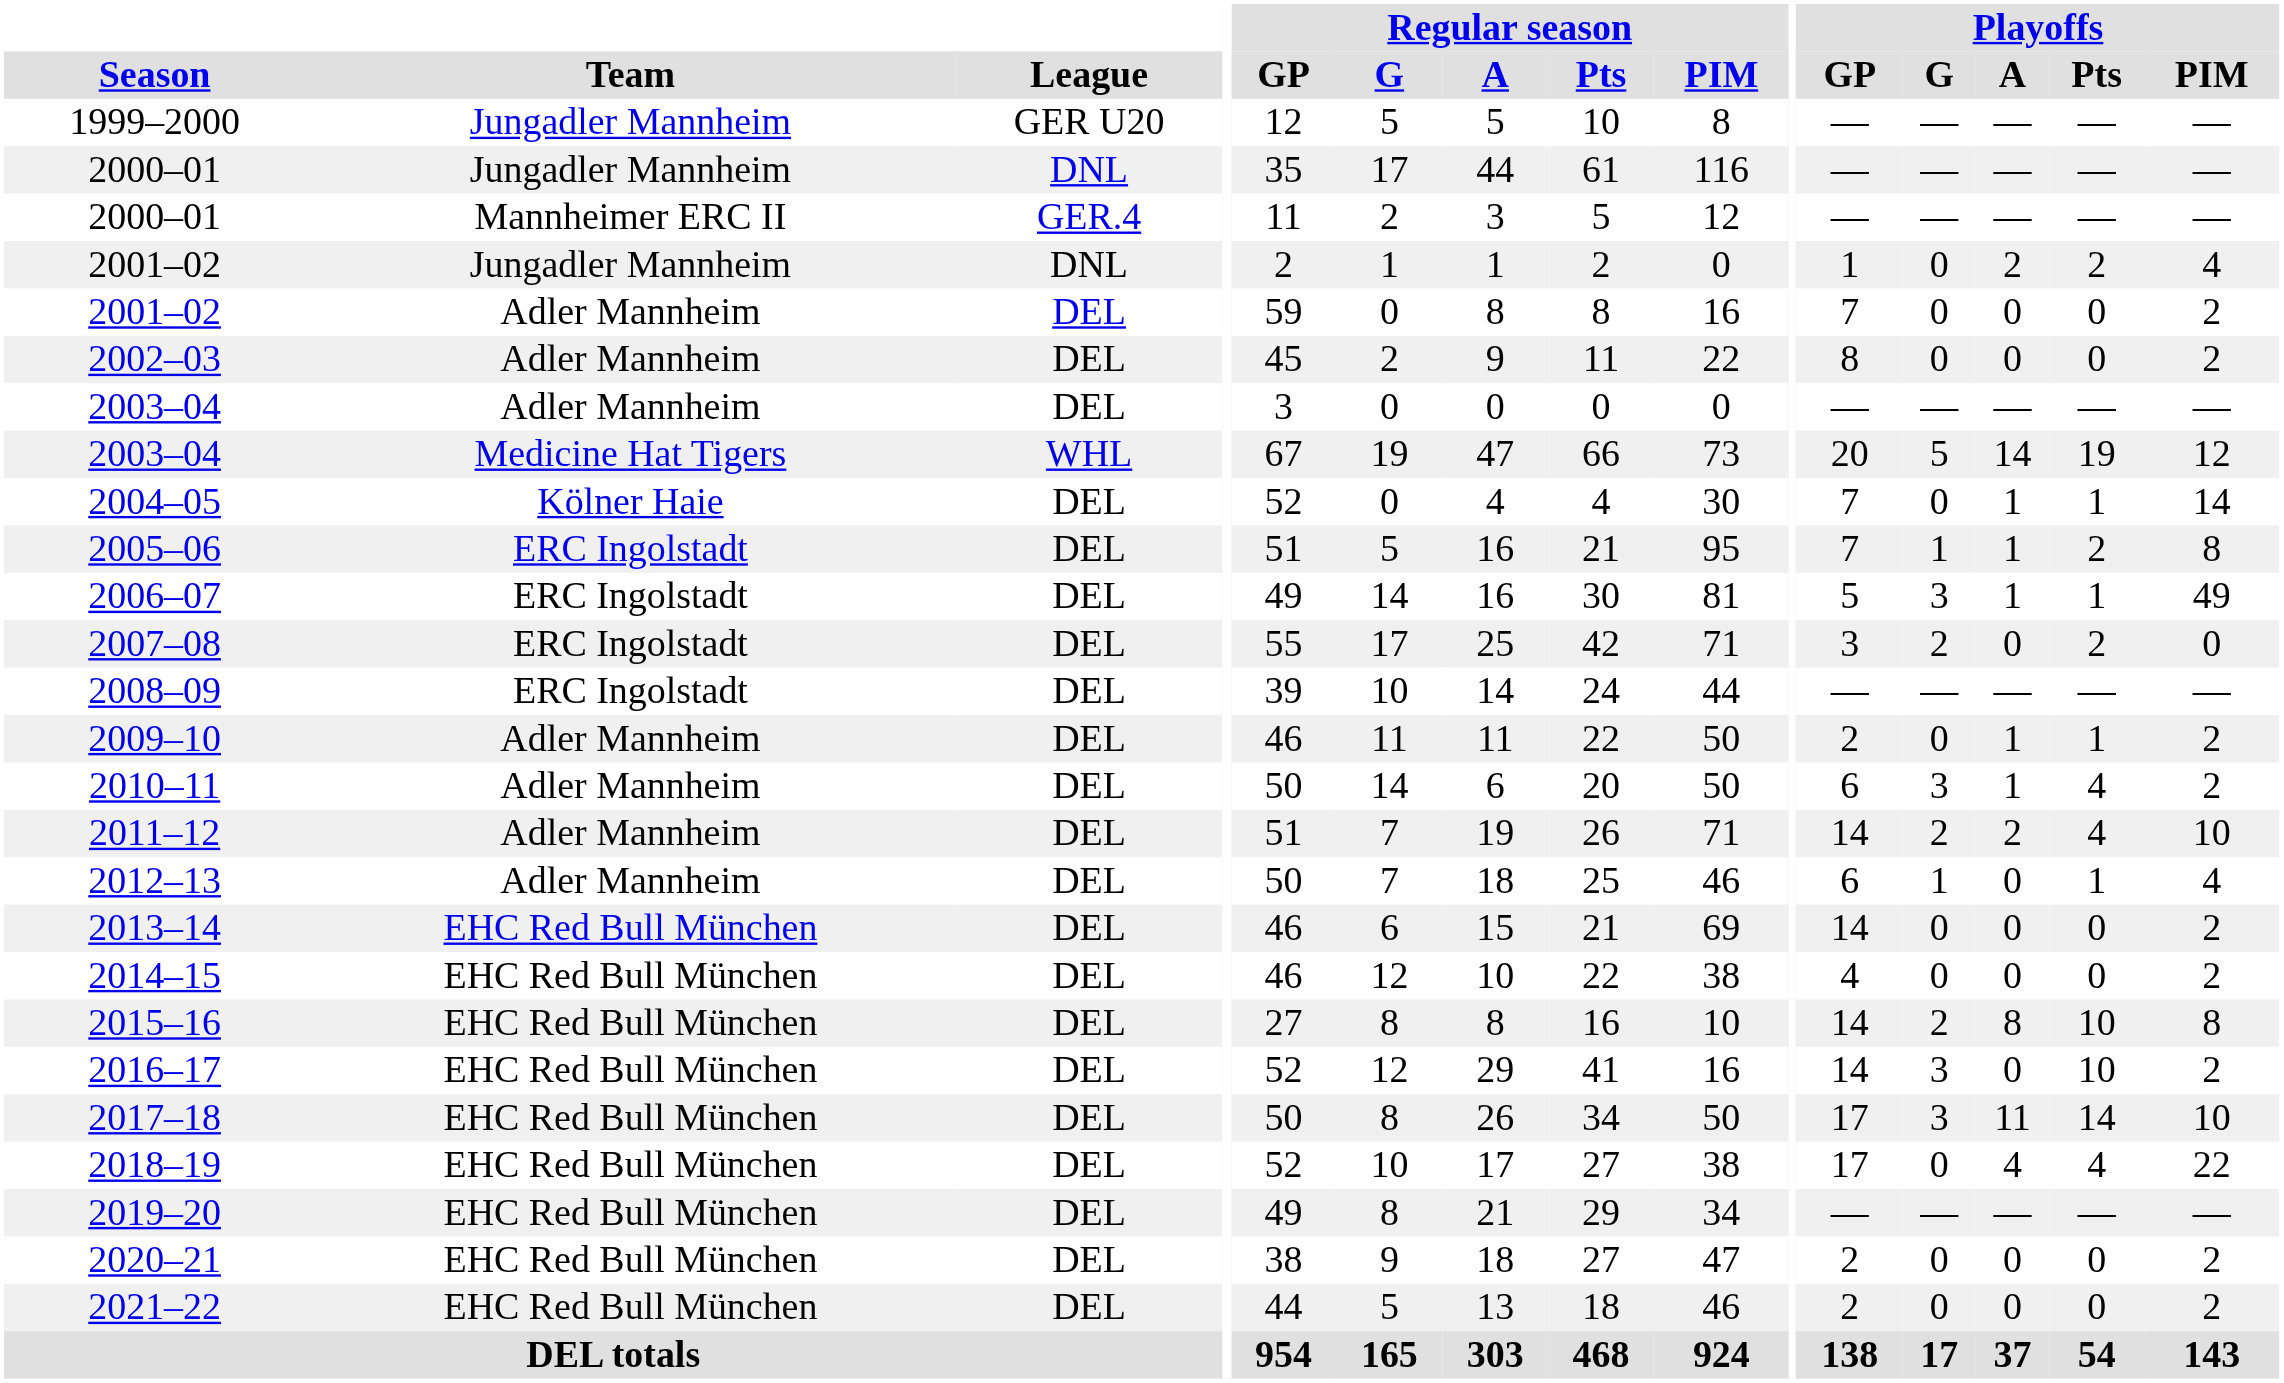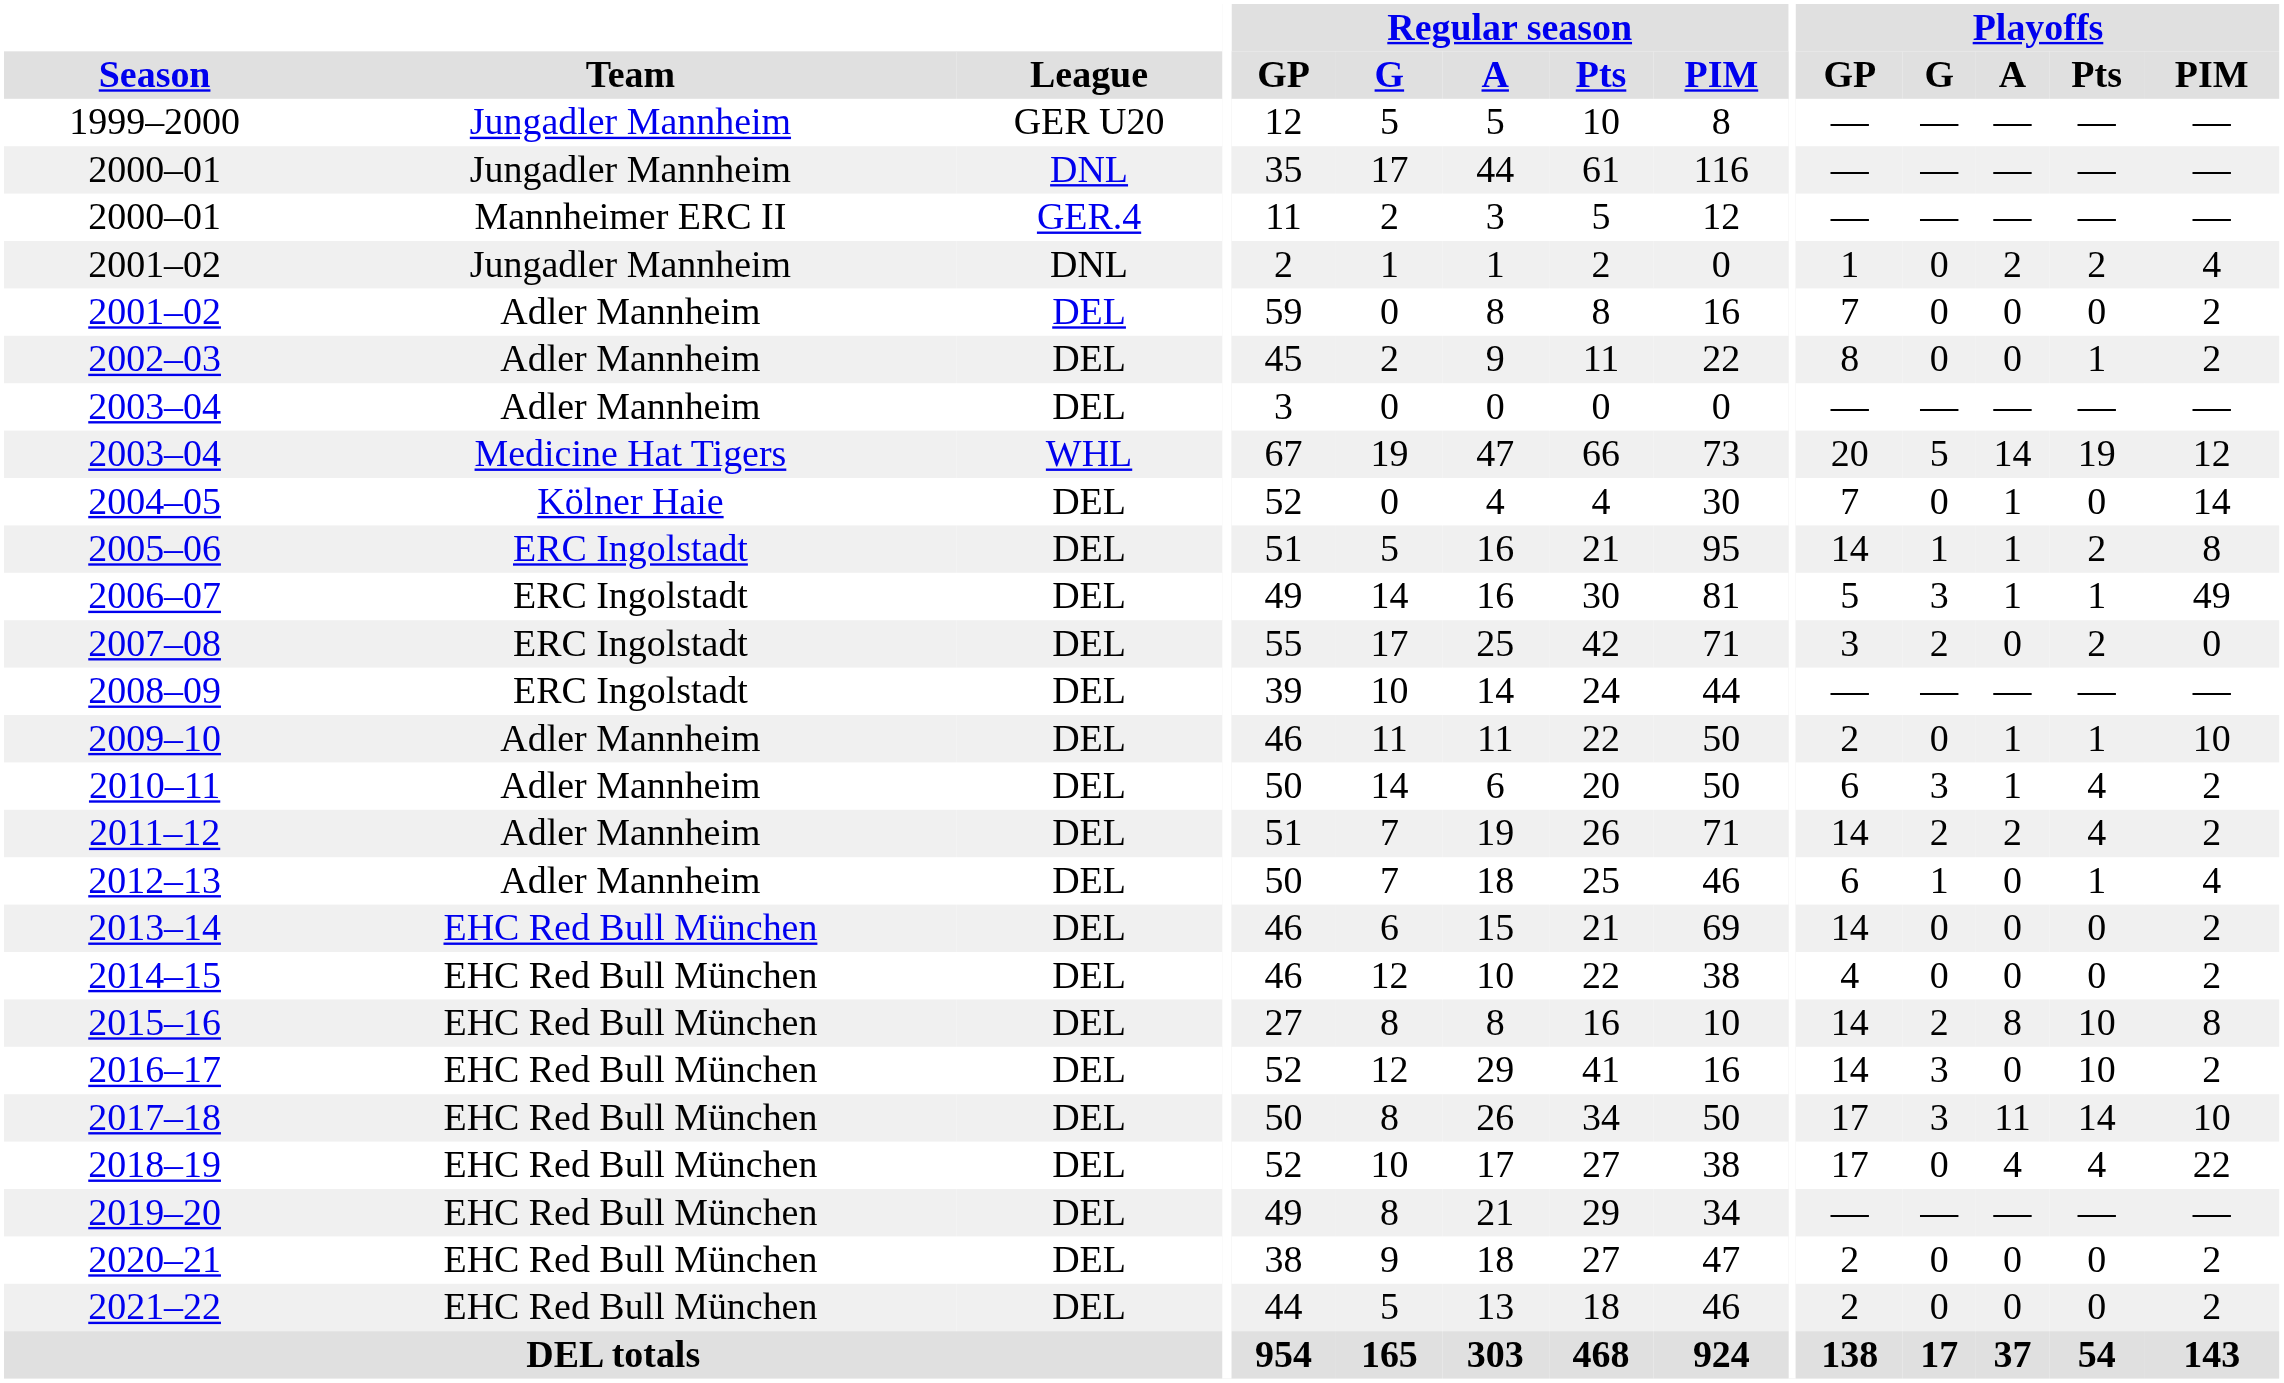(2097, 358) 0 -> (2097, 358) 1
(2097, 501) 1 -> (2097, 501) 0
(1850, 548) 7 -> (1850, 548) 14
(2212, 738) 2 -> (2212, 738) 10
(2212, 832) 10 -> (2212, 832) 2
